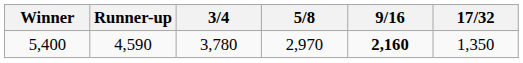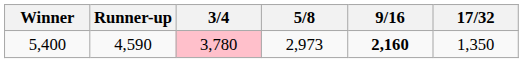(219, 44) no background -> (219, 44) pink background
(304, 44) 2,970 -> (304, 44) 2,973
